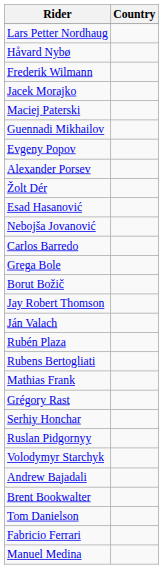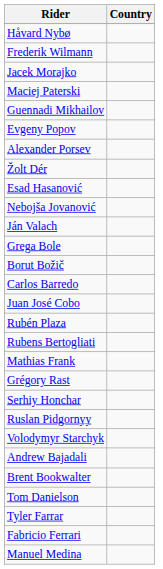- row: (57, 33)
rows swapped: (32, 323) <-> (43, 245)
- row: (56, 303)
+ row: (43, 303)
+ row: (35, 516)
